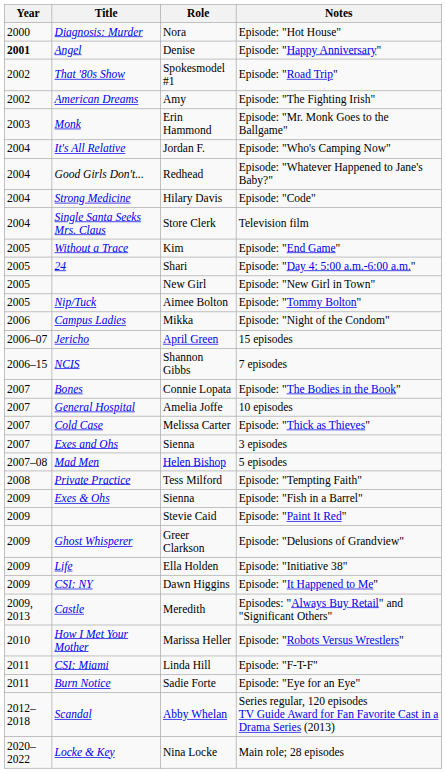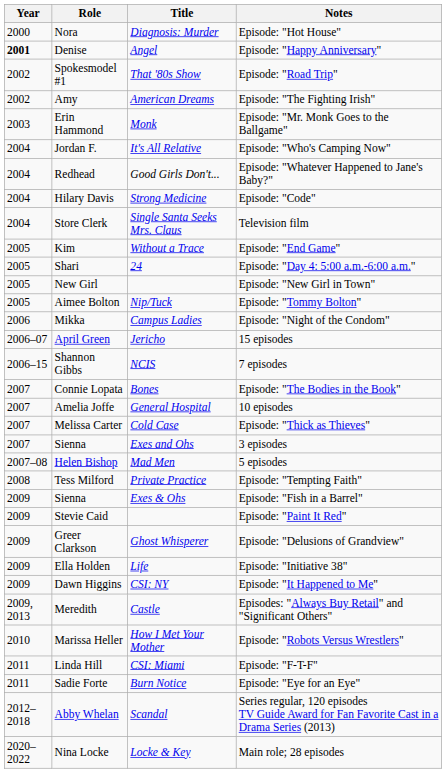columns swapped: (106, 13) <-> (198, 13)
